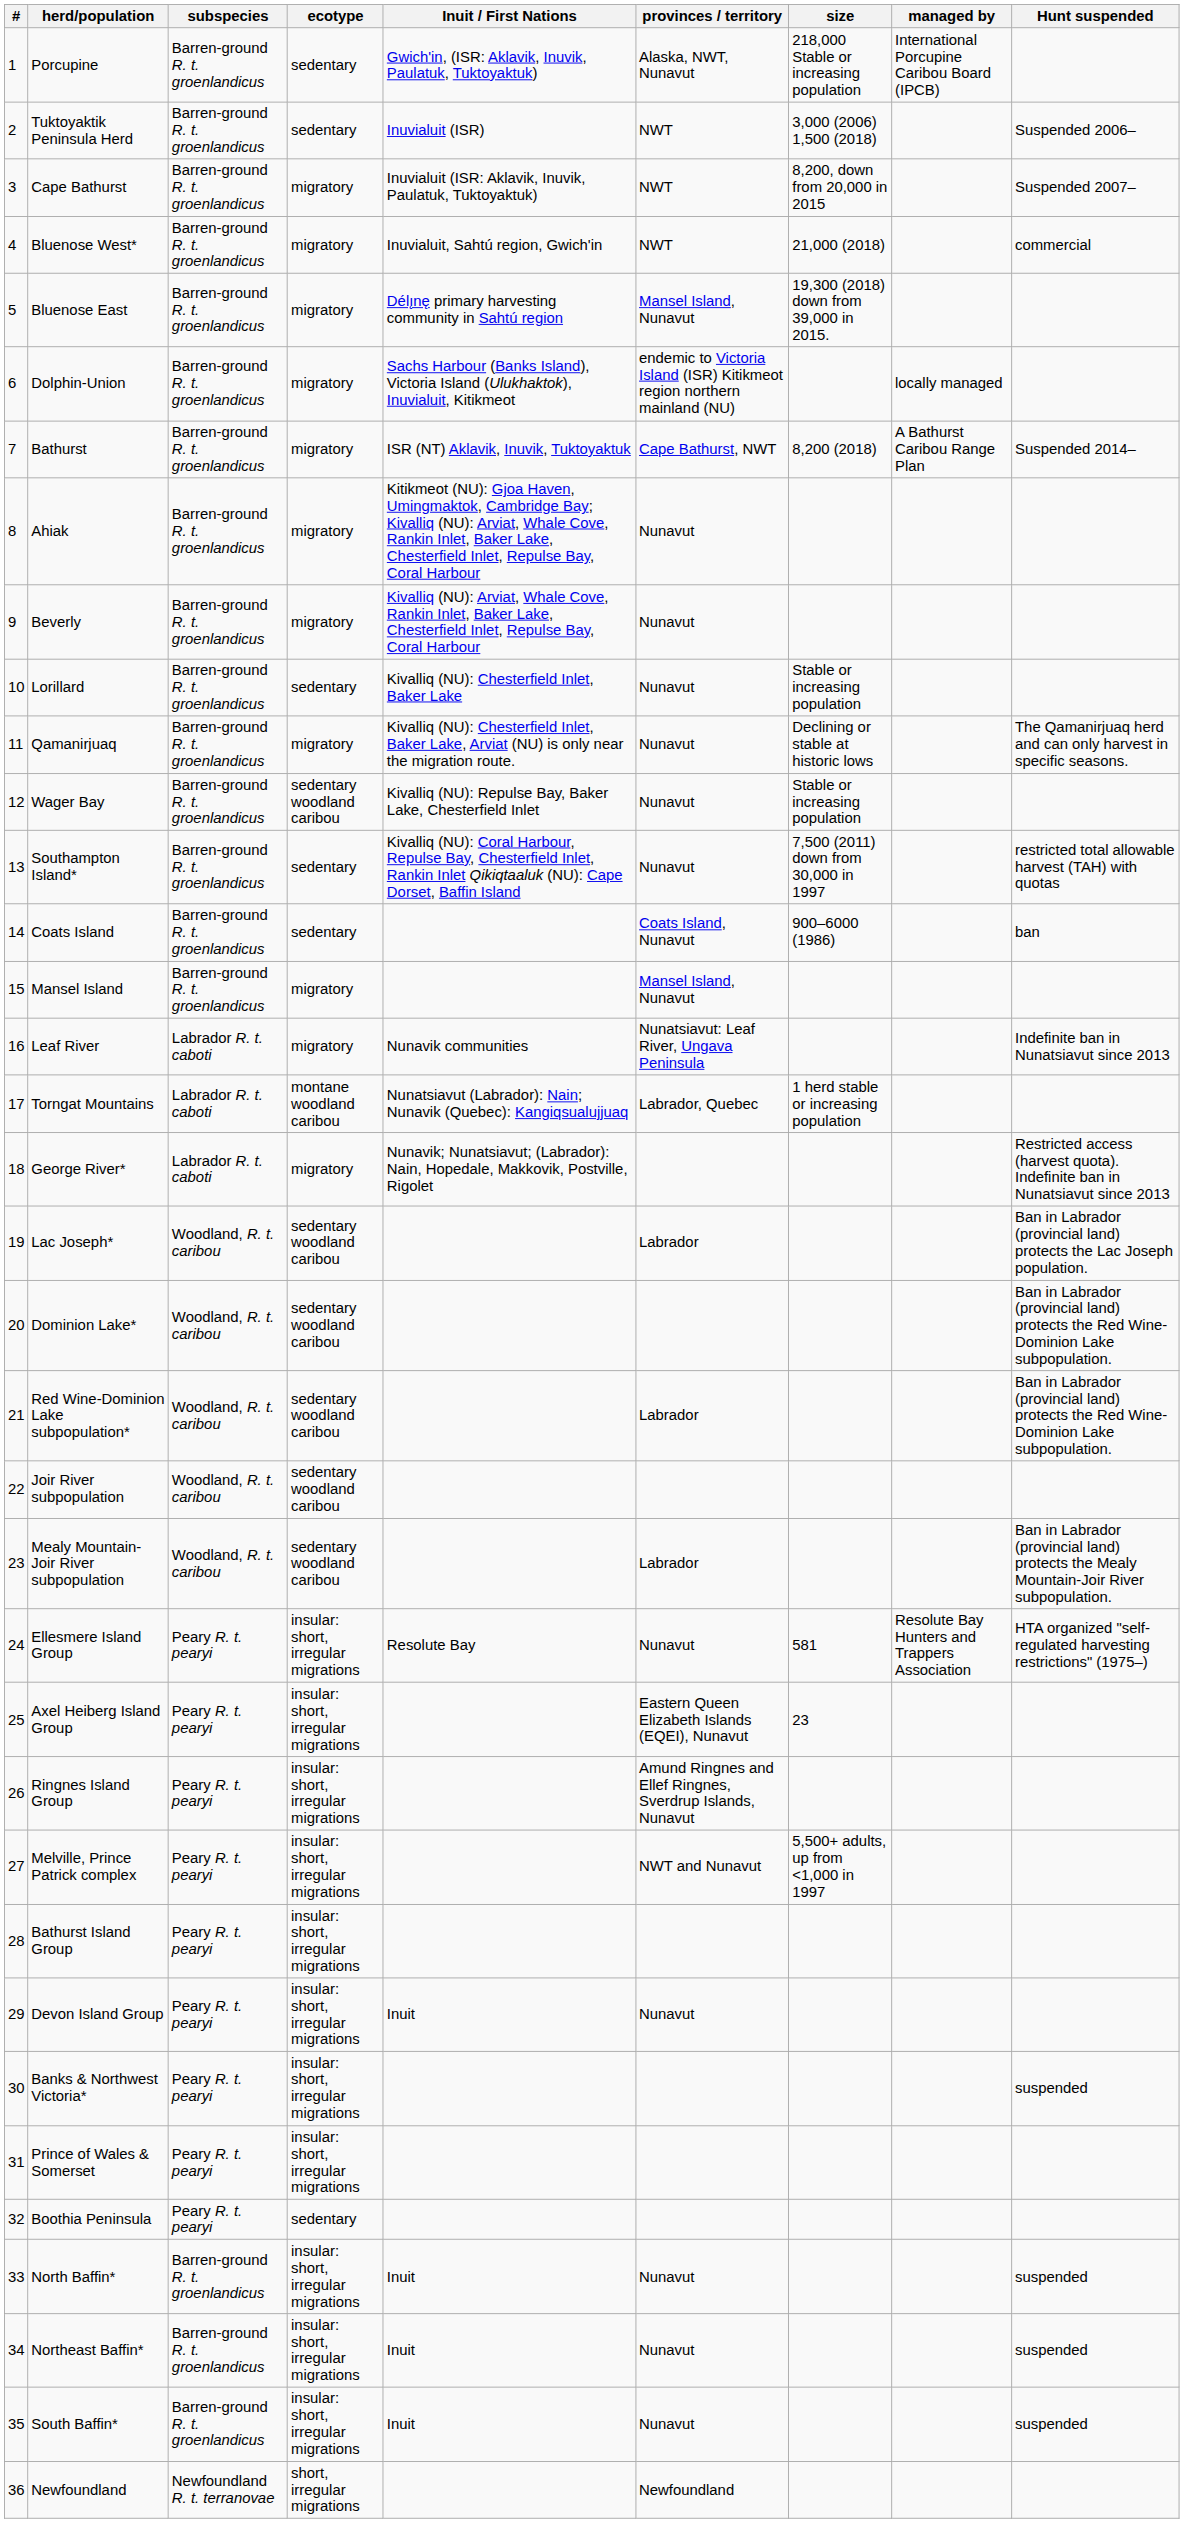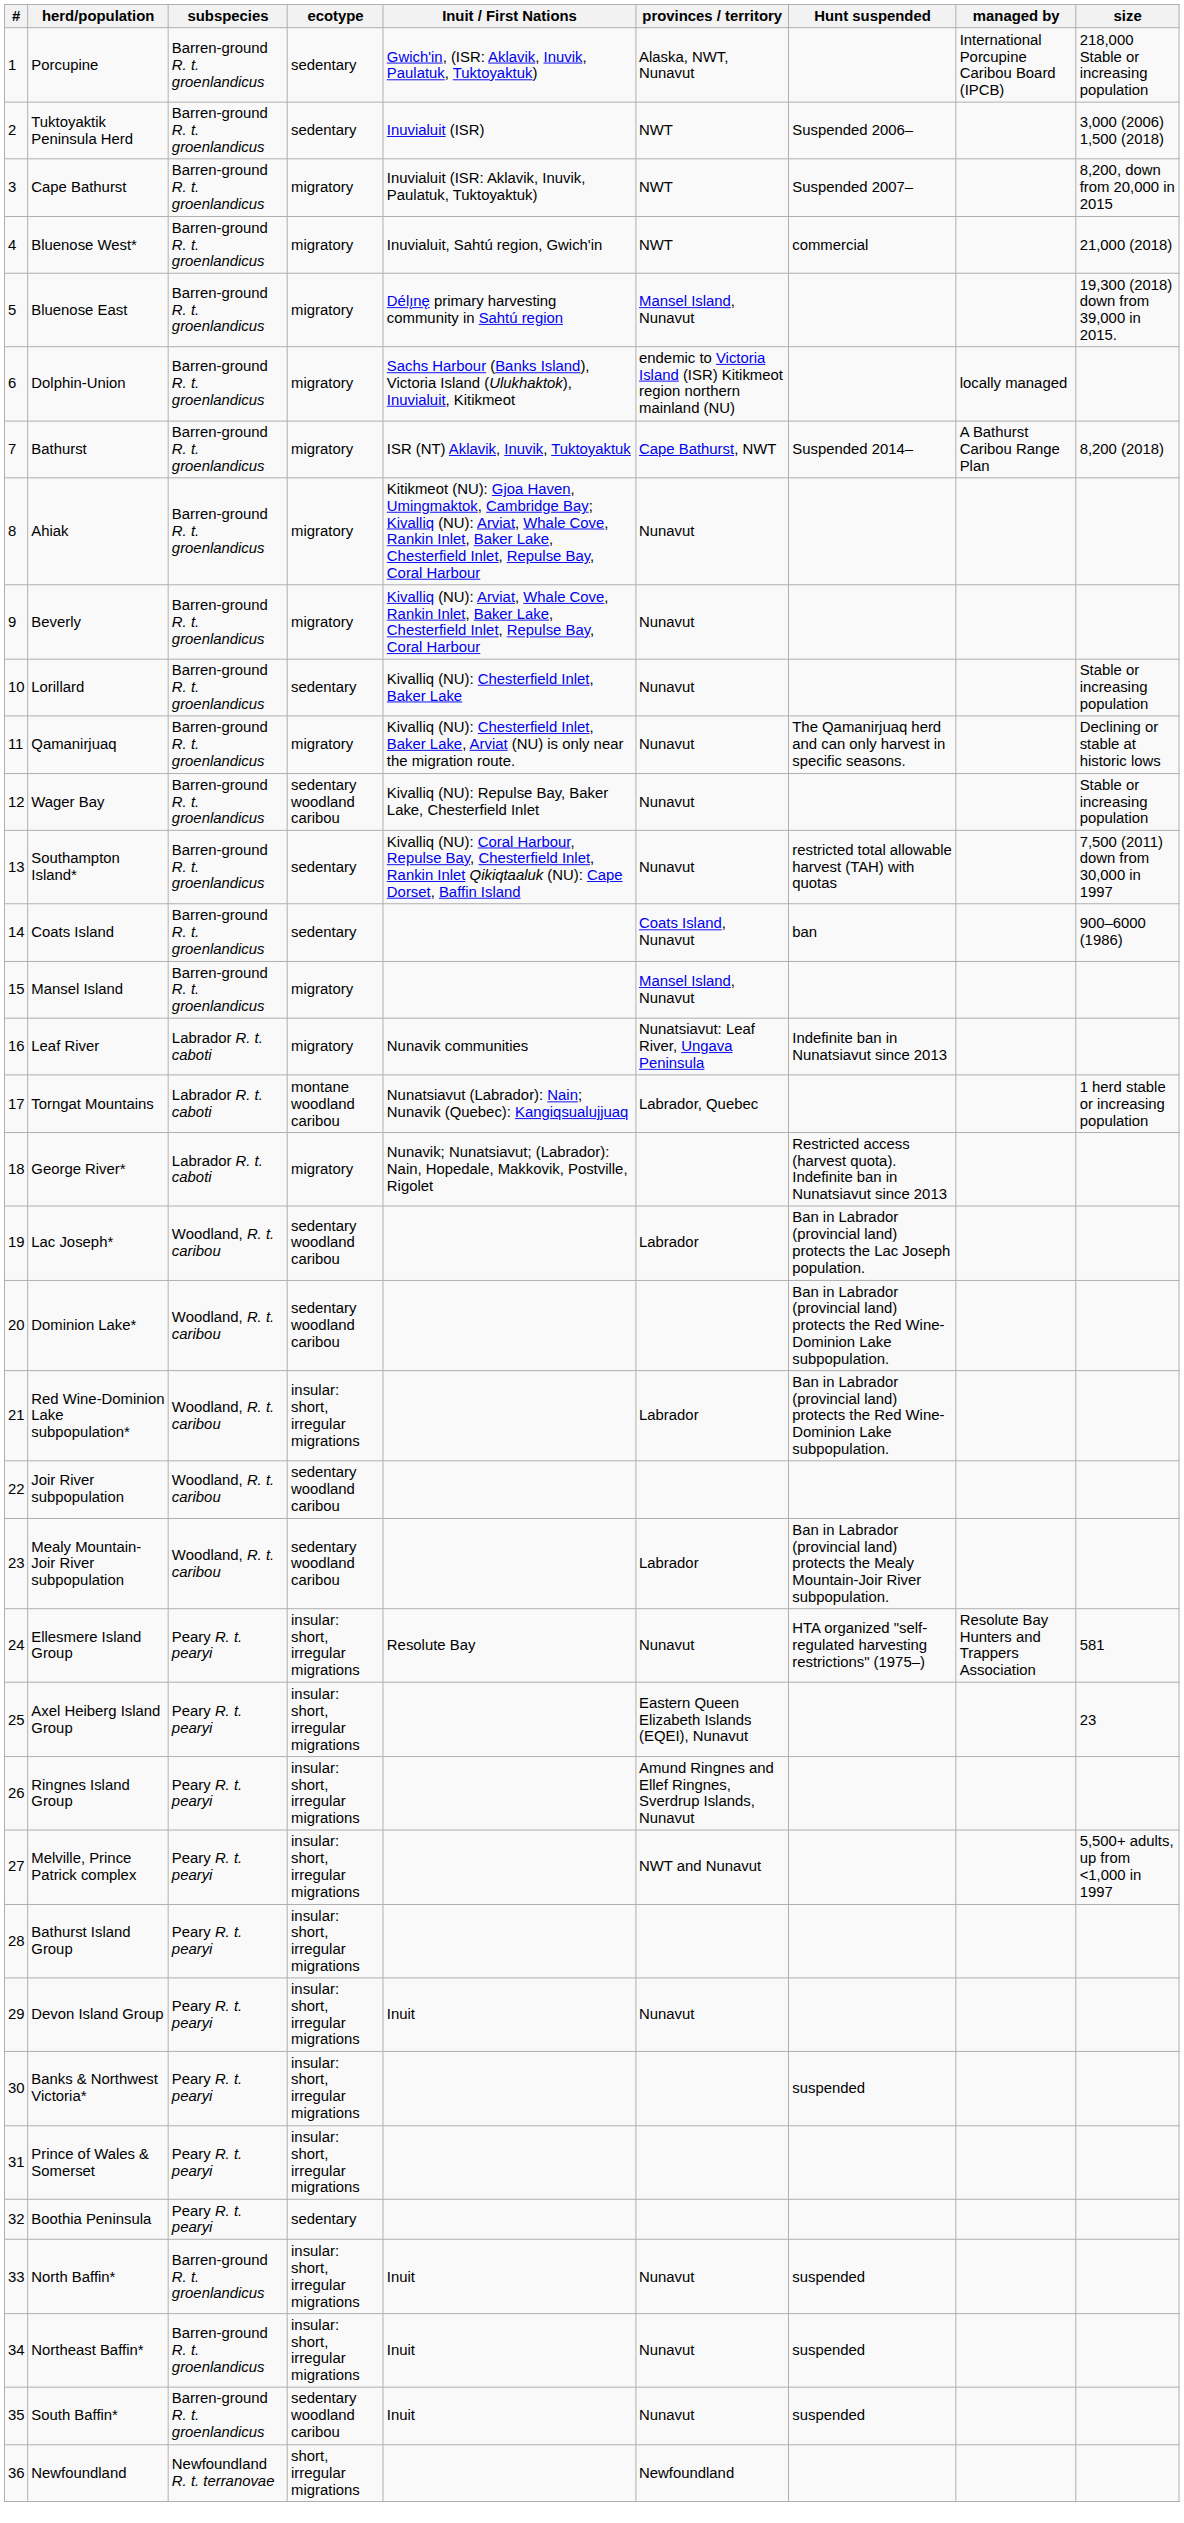columns swapped: (840, 16) <-> (1095, 16)
(324, 1415) sedentary woodland caribou -> (325, 1415) insular: short, irregular migrations
(325, 2424) insular: short, irregular migrations -> (324, 2415) sedentary woodland caribou
